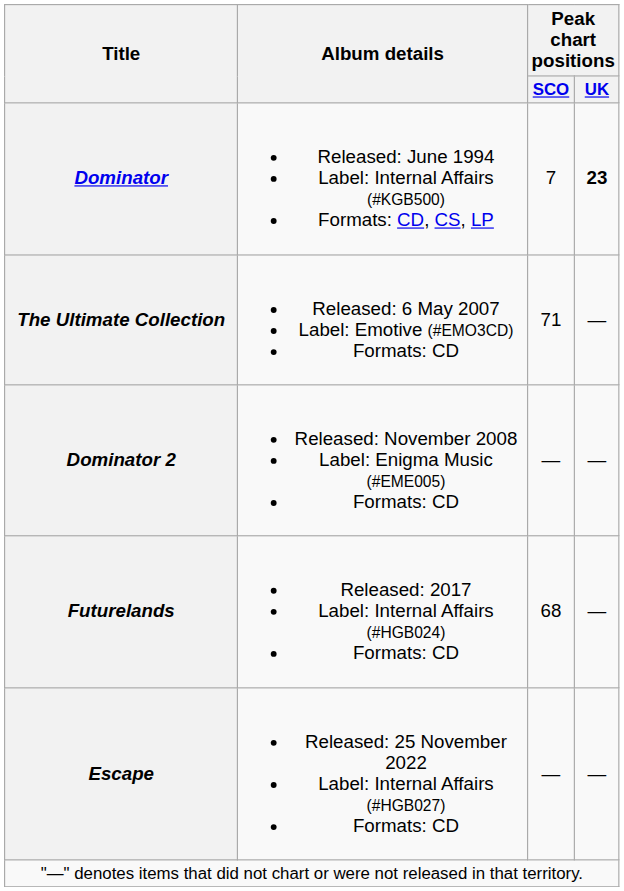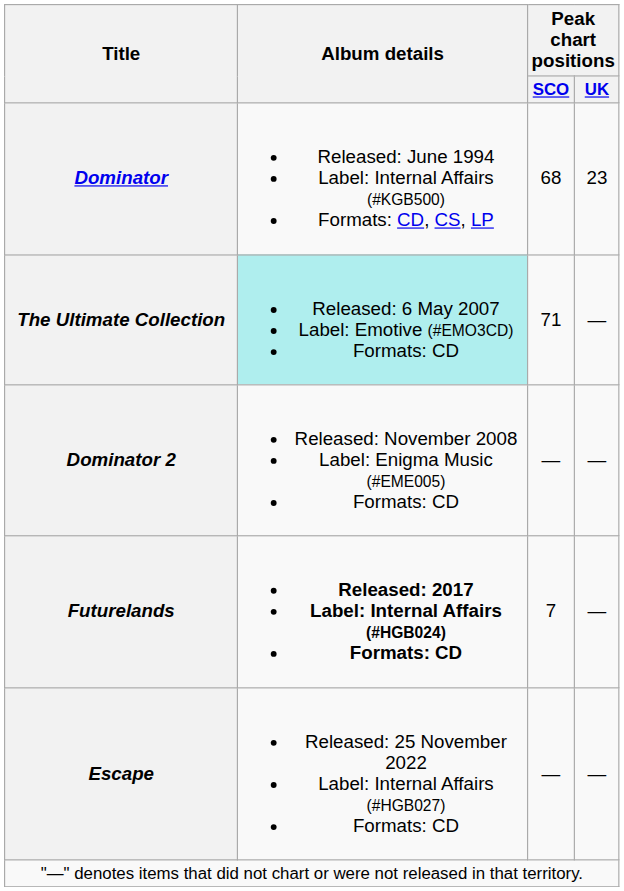(551, 178) 7 -> (551, 178) 68
(597, 178) bold -> (597, 178) normal
(383, 330) no background -> (383, 330) paleturquoise background
(383, 622) normal -> (383, 622) bold
(551, 611) 68 -> (551, 611) 7
